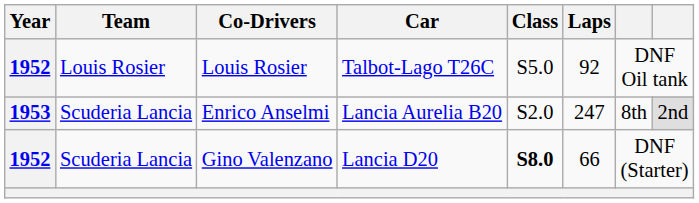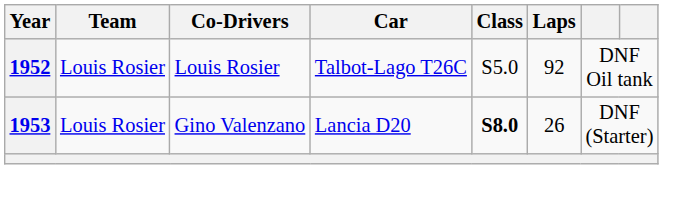- row: (266, 113)
(30, 159) 1952 -> (30, 125) 1953
(126, 159) Scuderia Lancia -> (112, 125) Louis Rosier
(589, 159) 66 -> (554, 125) 26
